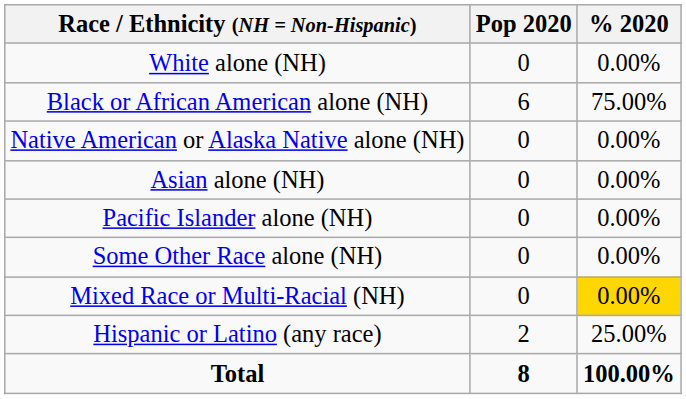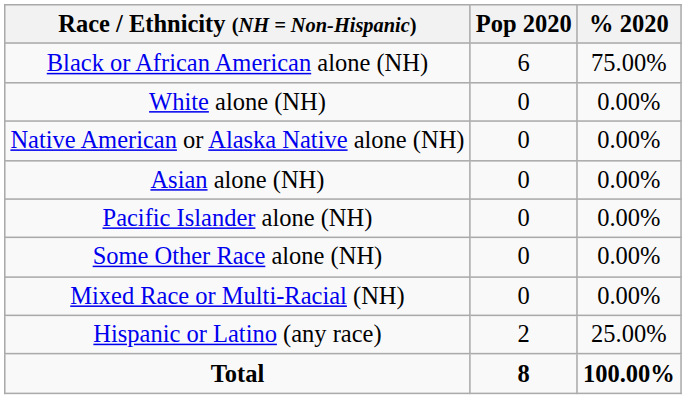rows swapped: (237, 62) <-> (237, 101)
(629, 295) gold background -> (629, 295) no background
